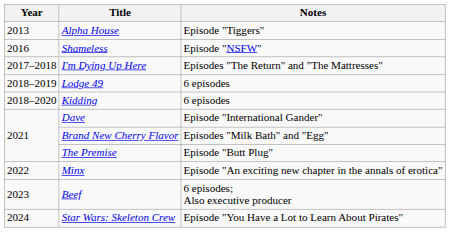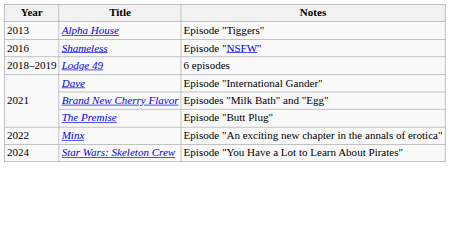- row: (104, 65)
- row: (79, 100)
- row: (71, 194)
